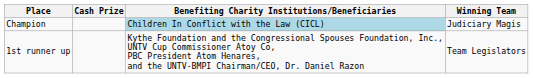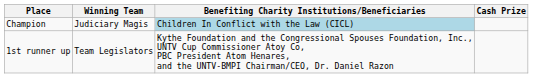columns swapped: (486, 11) <-> (99, 11)
